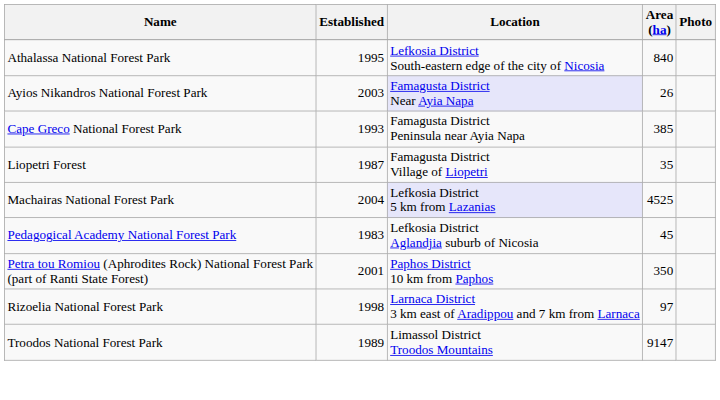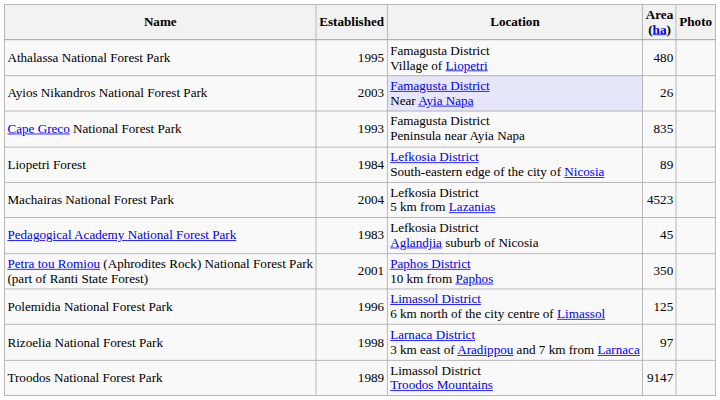(497, 57) Lefkosia District South-eastern edge of the city of Nicosia -> (440, 57) Famagusta District Village of Liopetri
(663, 57) 840 -> (663, 57) 480
(663, 128) 385 -> (663, 128) 835
(371, 164) 1987 -> (371, 164) 1984
(440, 164) Famagusta District Village of Liopetri -> (497, 164) Lefkosia District South-eastern edge of the city of Nicosia
(667, 164) 35 -> (667, 164) 89
(443, 200) lavender background -> (443, 200) no background
(660, 200) 4525 -> (660, 200) 4523
+ row: (90, 306)
